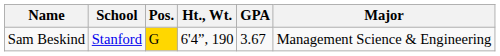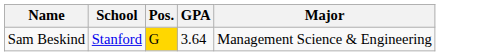- column: (207, 16)
(253, 39) 3.67 -> (194, 39) 3.64
